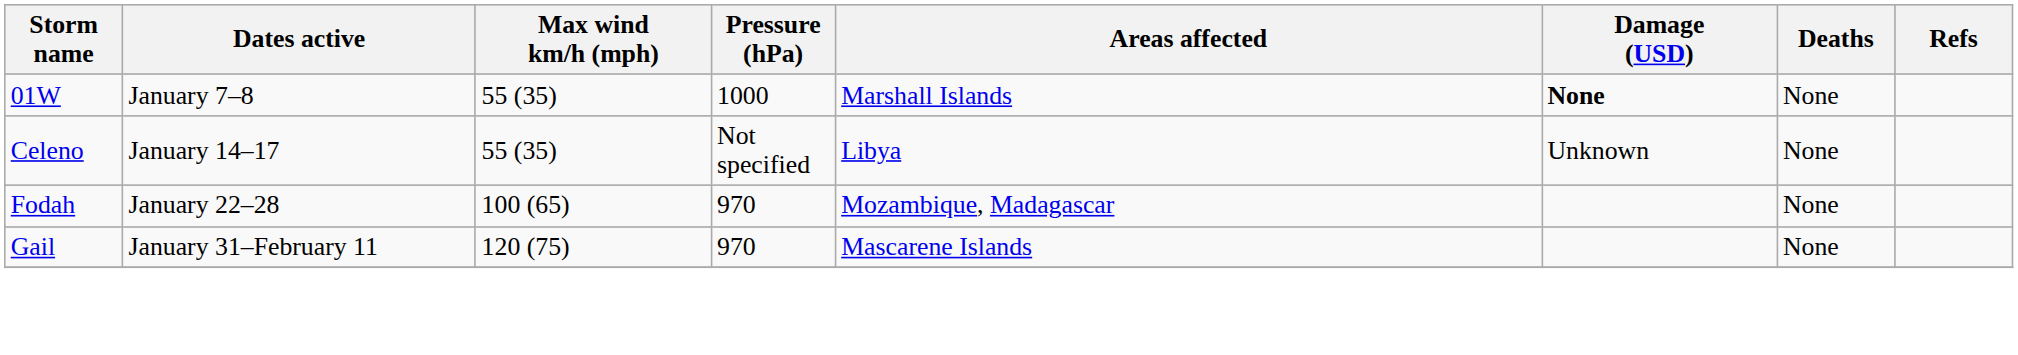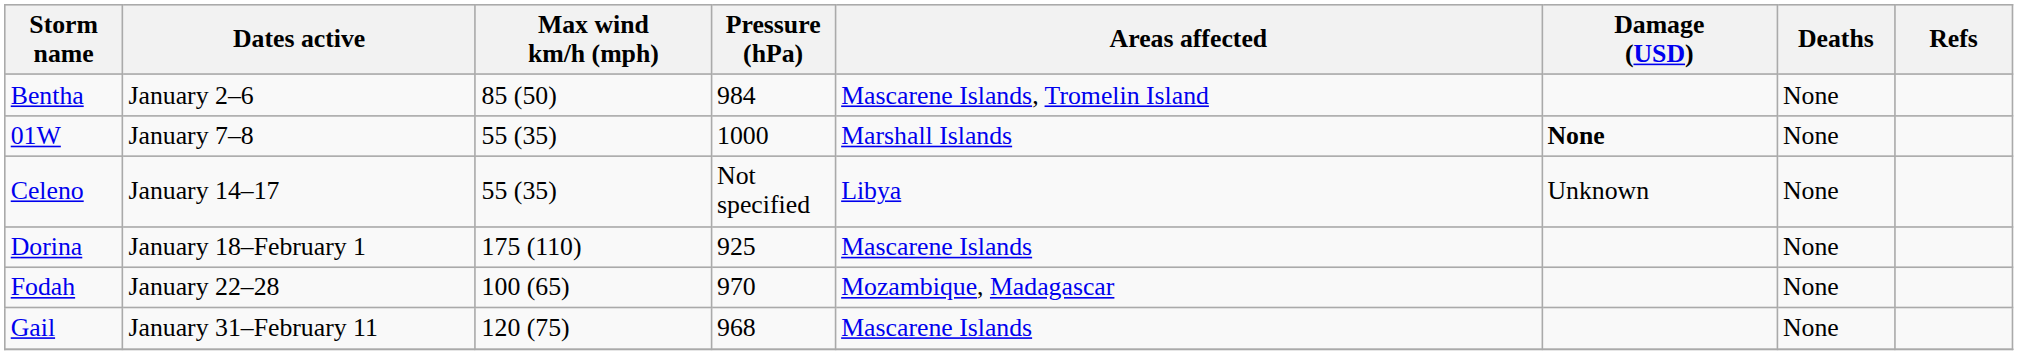+ row: (47, 94)
+ row: (47, 246)
(736, 246) 970 -> (736, 328) 968
